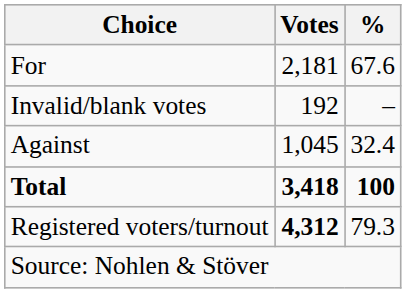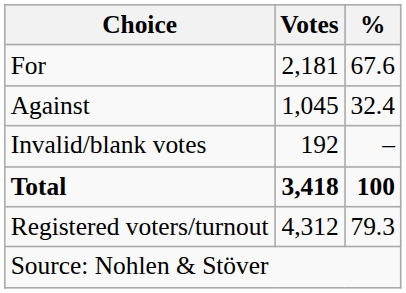rows swapped: (50, 145) <-> (109, 105)
(310, 226) bold -> (310, 226) normal
